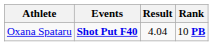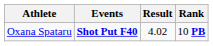(158, 31) 4.04 -> (158, 31) 4.02
